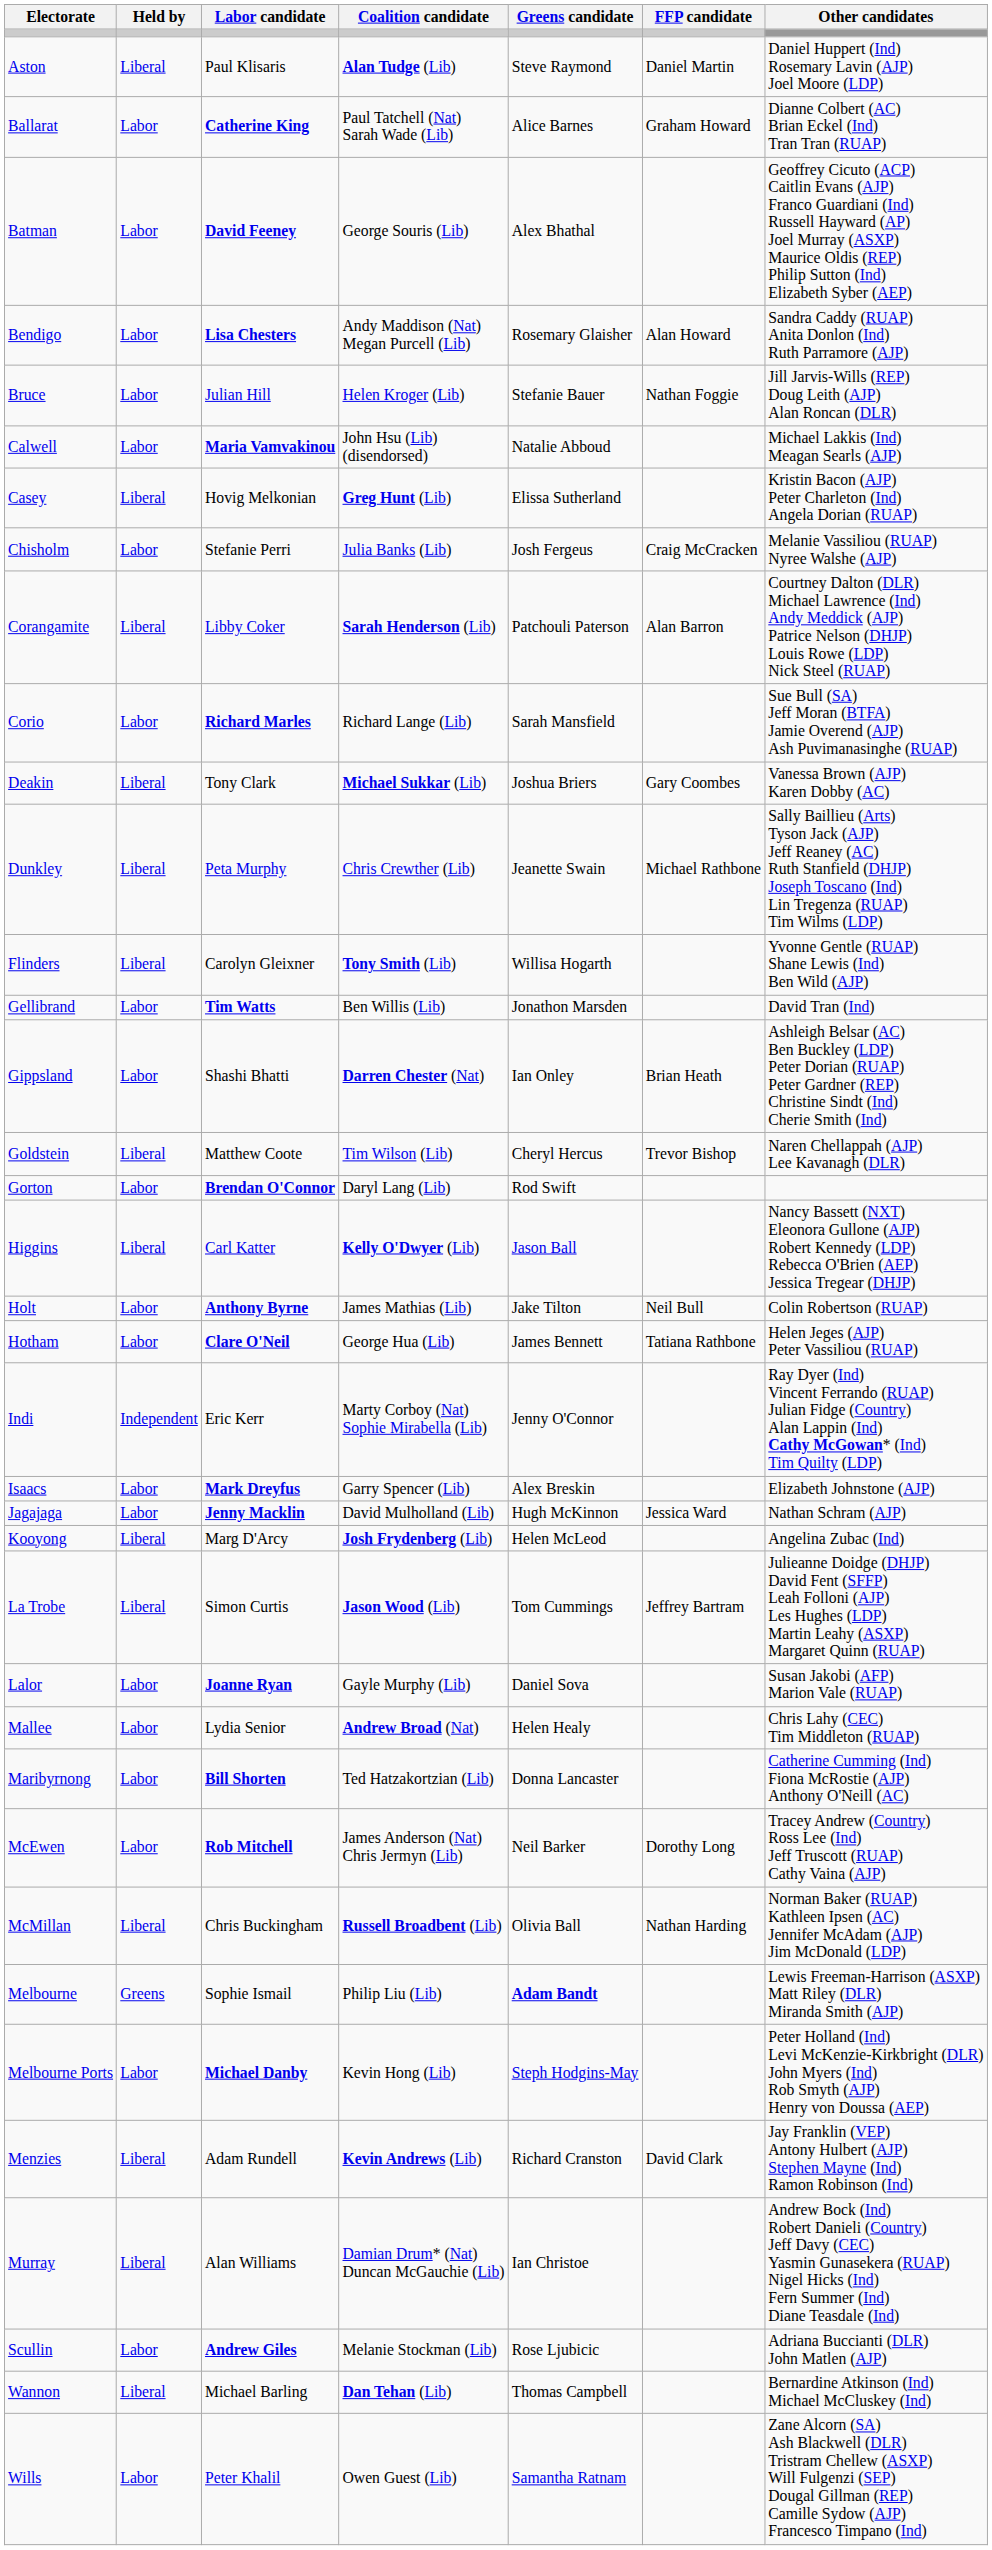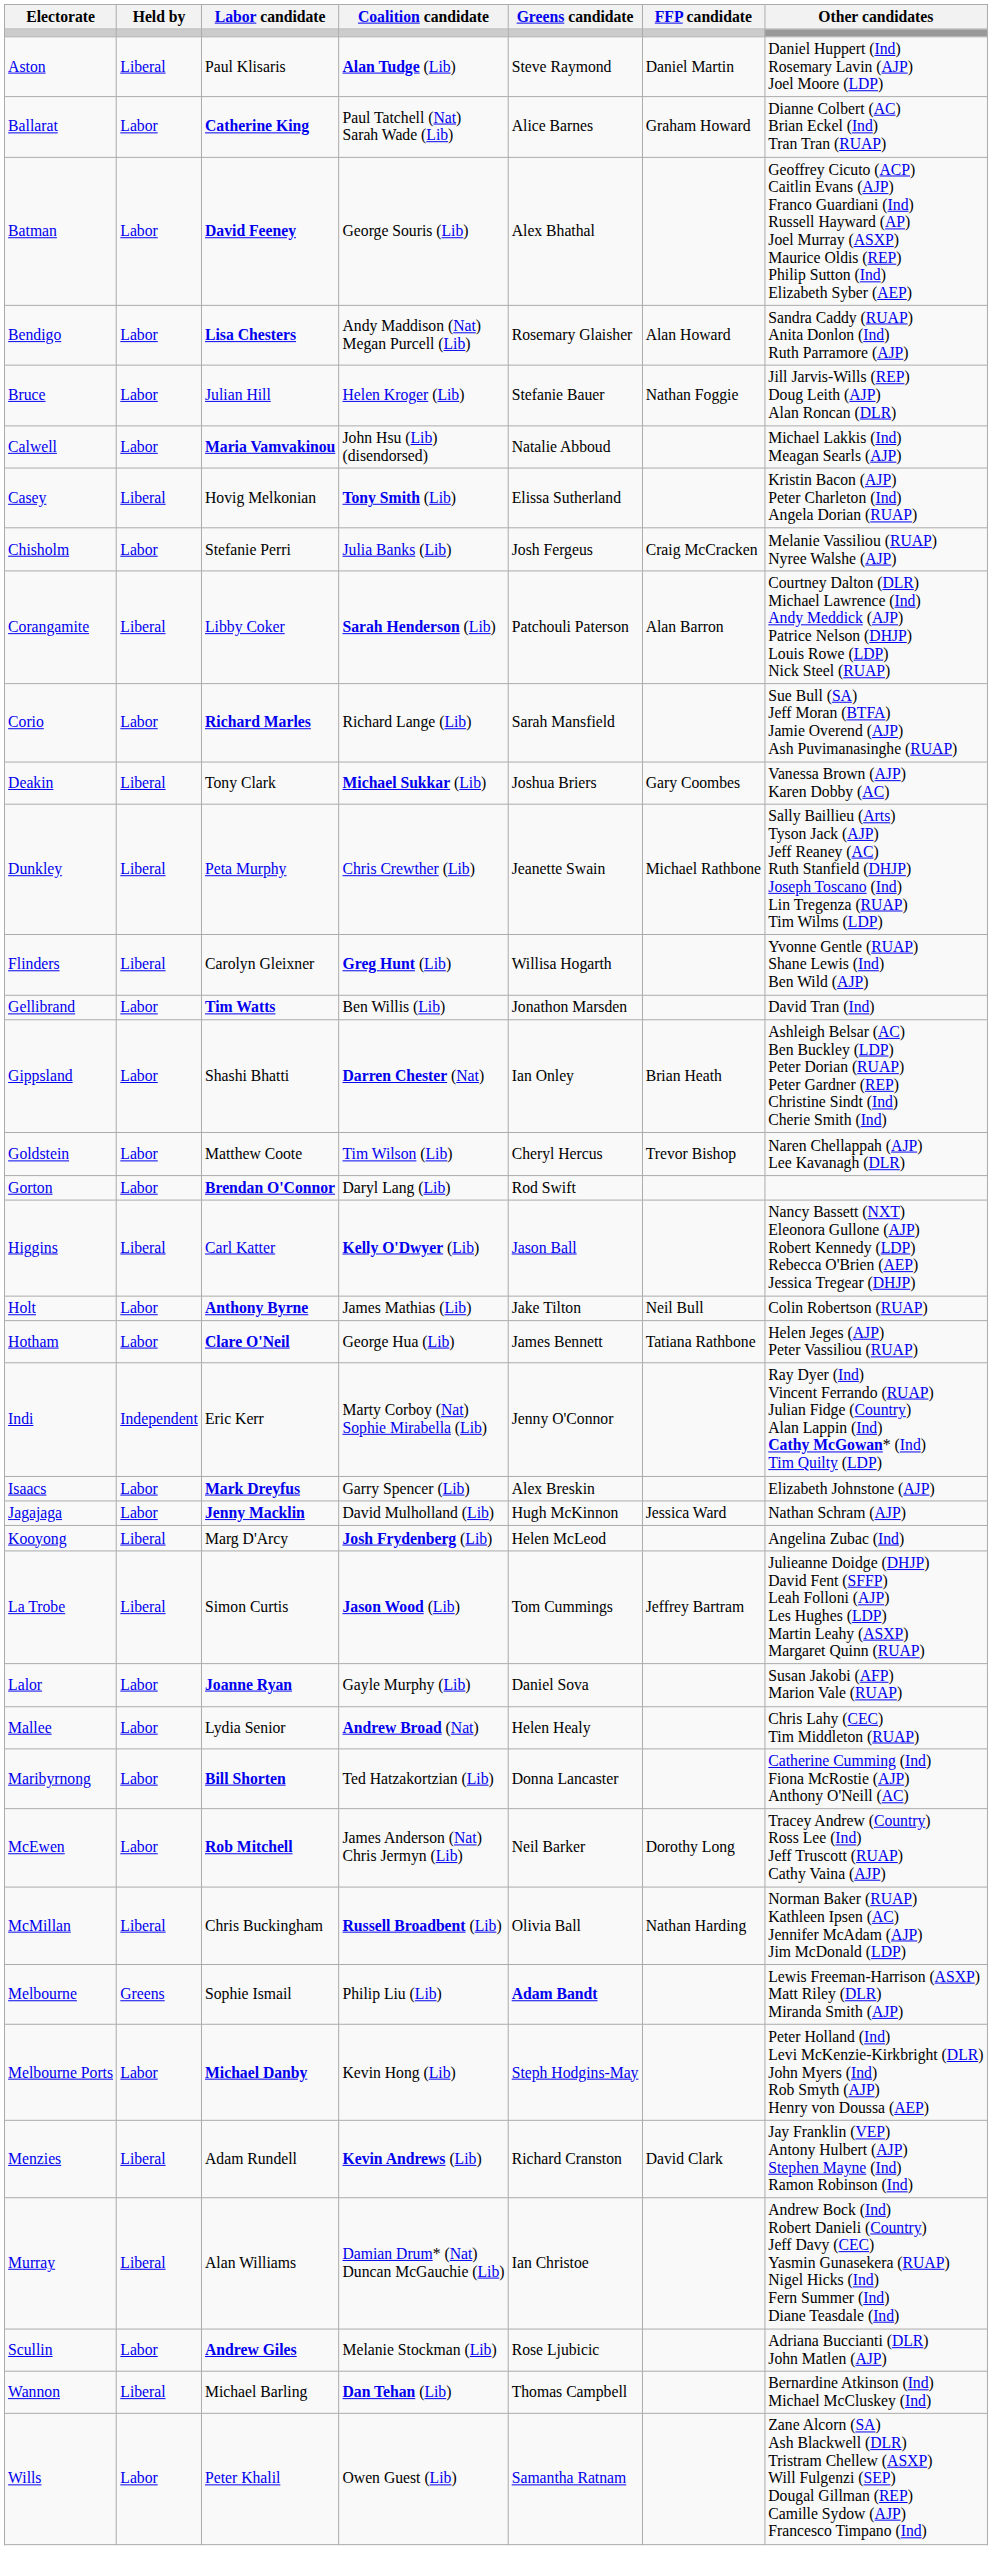(397, 498) Greg Hunt (Lib) -> (399, 498) Tony Smith (Lib)
(399, 964) Tony Smith (Lib) -> (397, 964) Greg Hunt (Lib)
(143, 1154) Liberal -> (139, 1154) Labor
